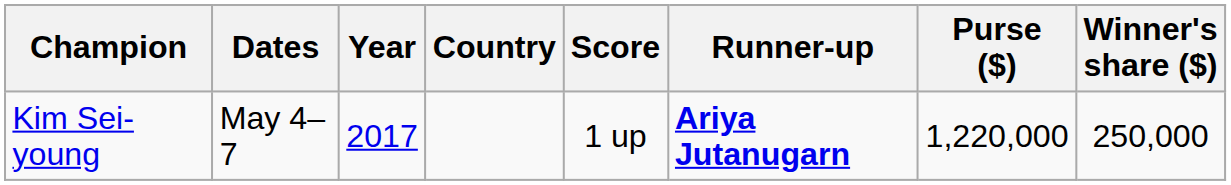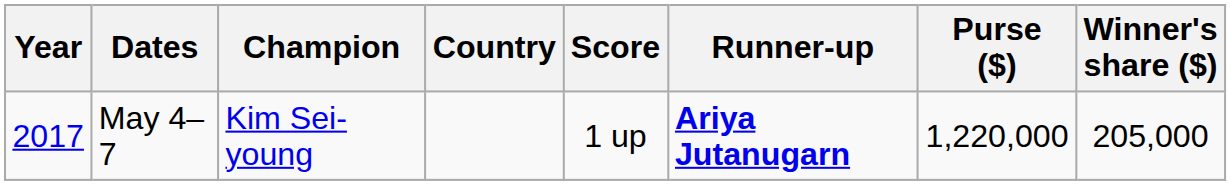columns swapped: (382, 48) <-> (109, 48)
(1151, 135) 250,000 -> (1151, 135) 205,000
